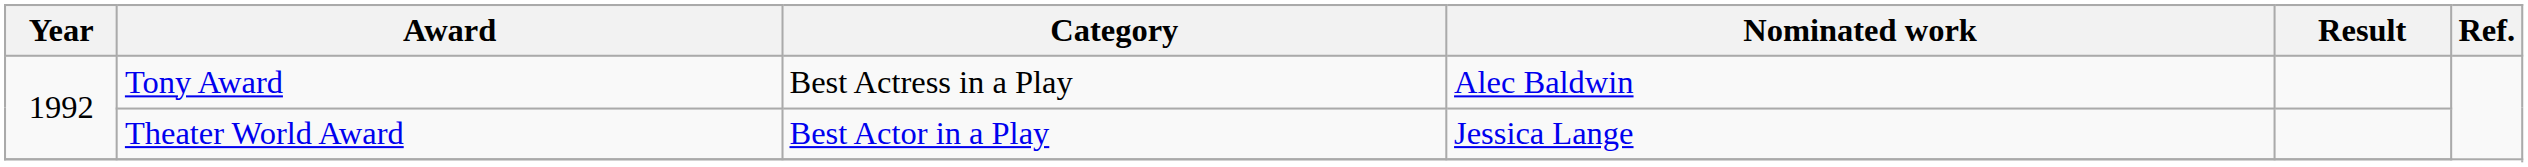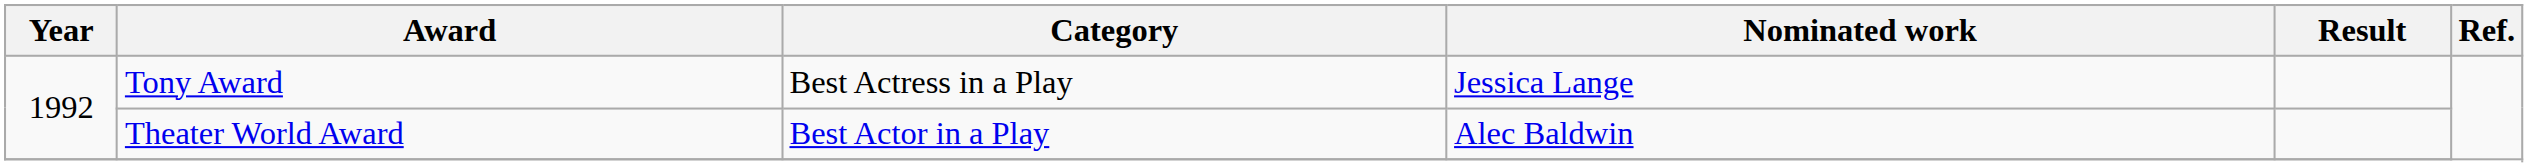(1544, 81) Alec Baldwin -> (1544, 81) Jessica Lange
(1544, 133) Jessica Lange -> (1544, 133) Alec Baldwin
